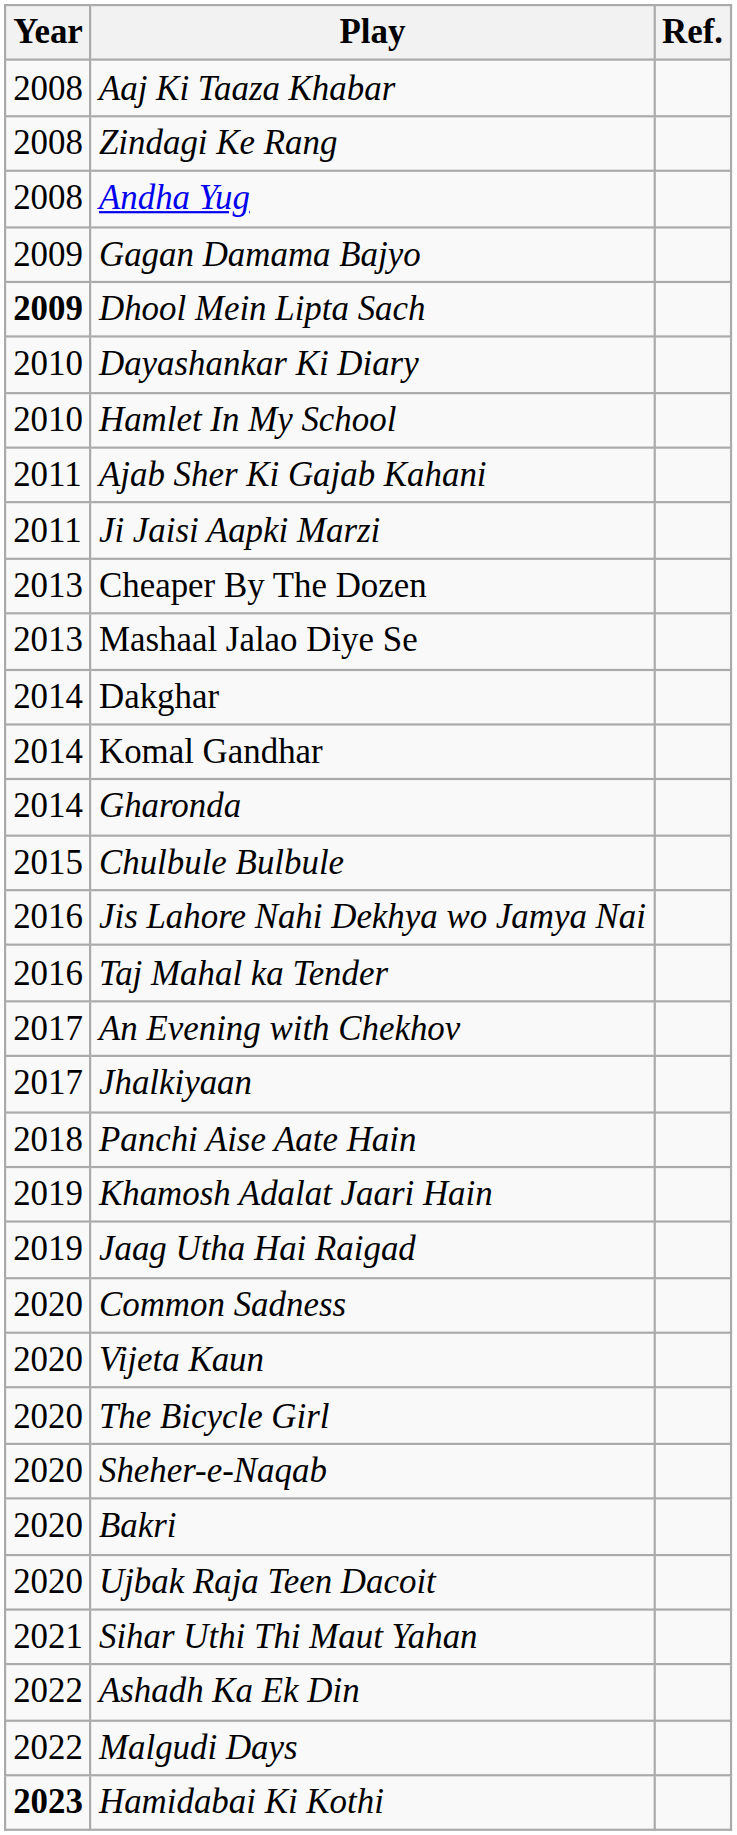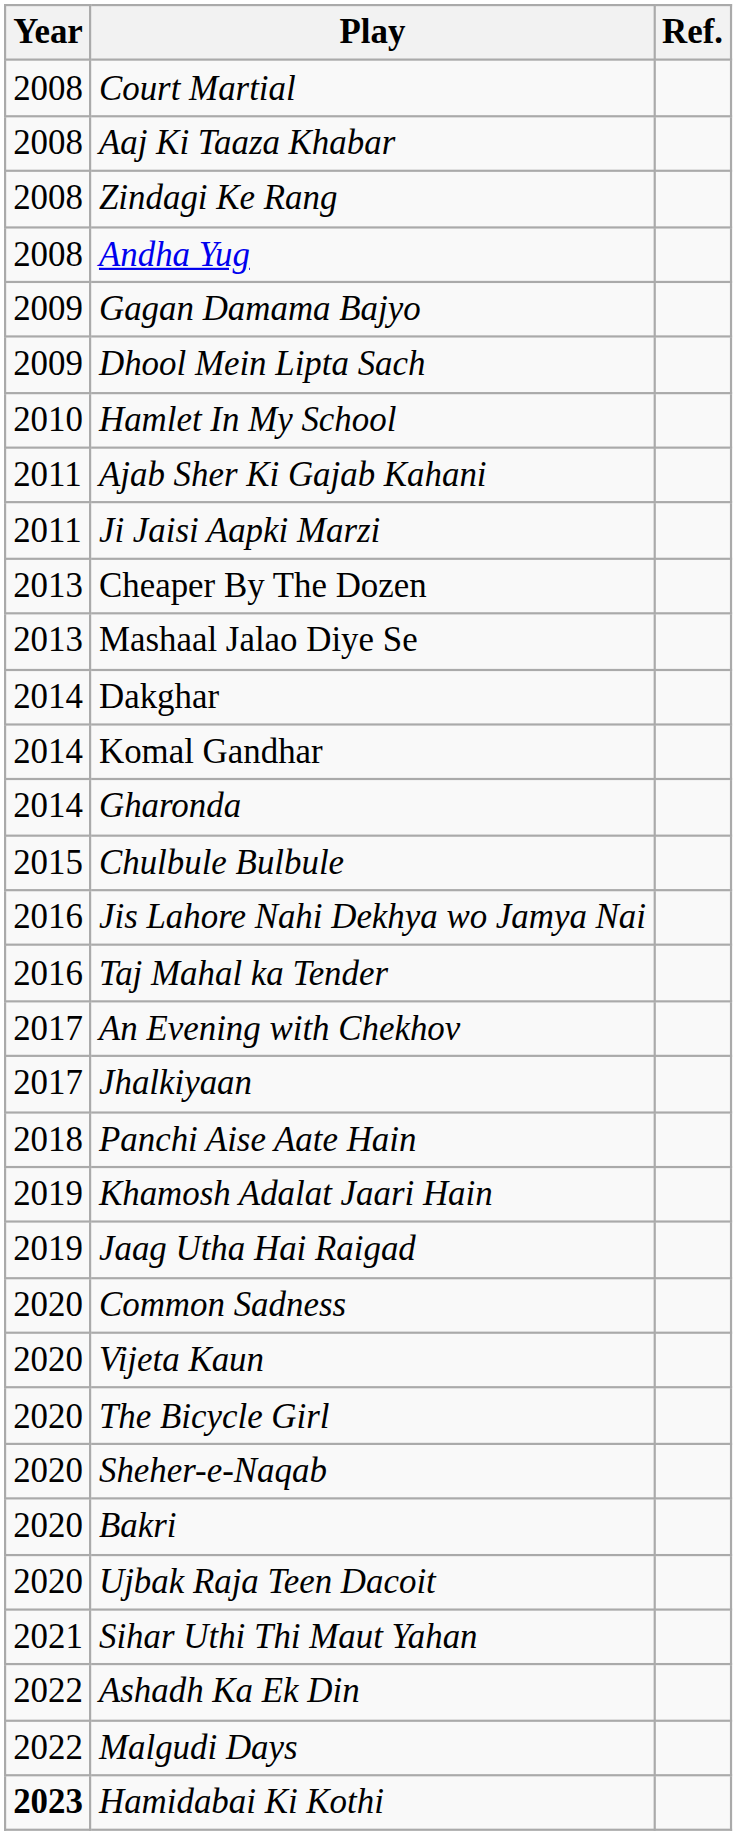+ row: (197, 87)
(48, 308) bold -> (48, 364) normal
- row: (259, 364)
